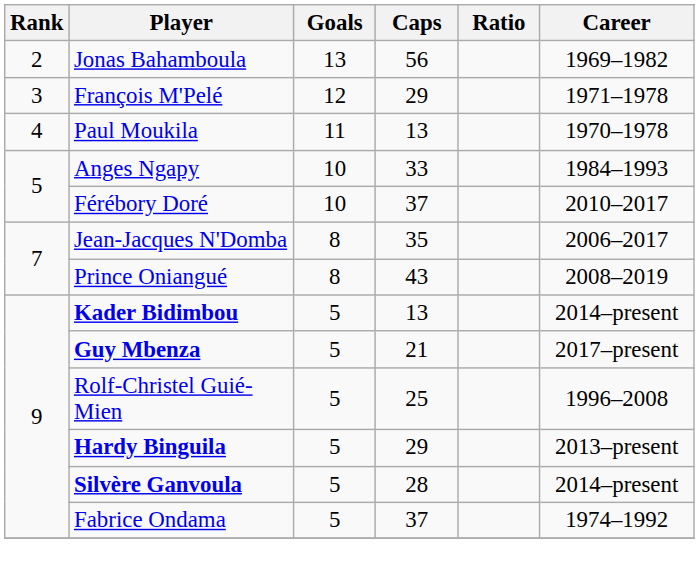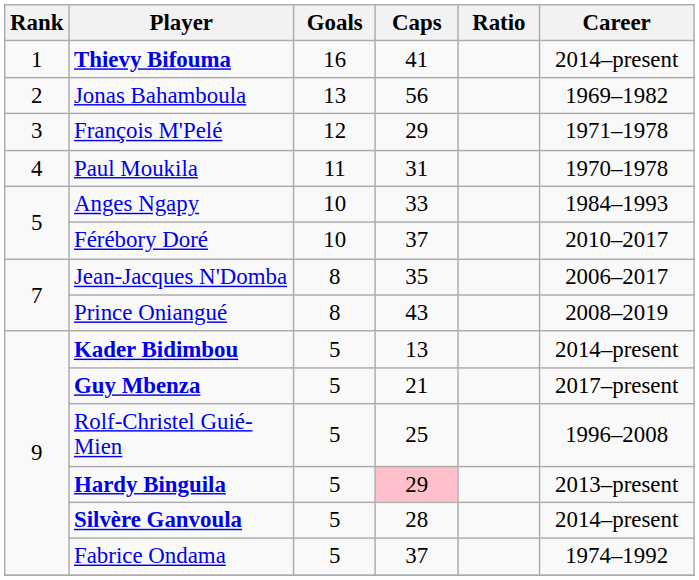+ row: (152, 58)
(417, 131) 13 -> (417, 167) 31
(417, 447) no background -> (417, 483) pink background
